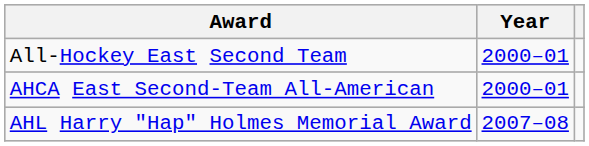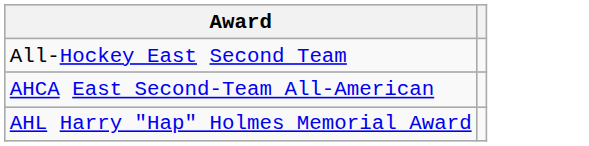- column: (525, 22)
